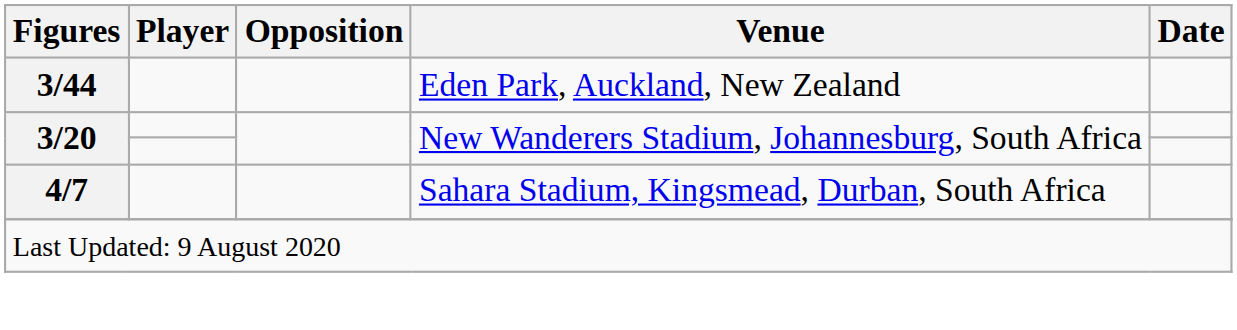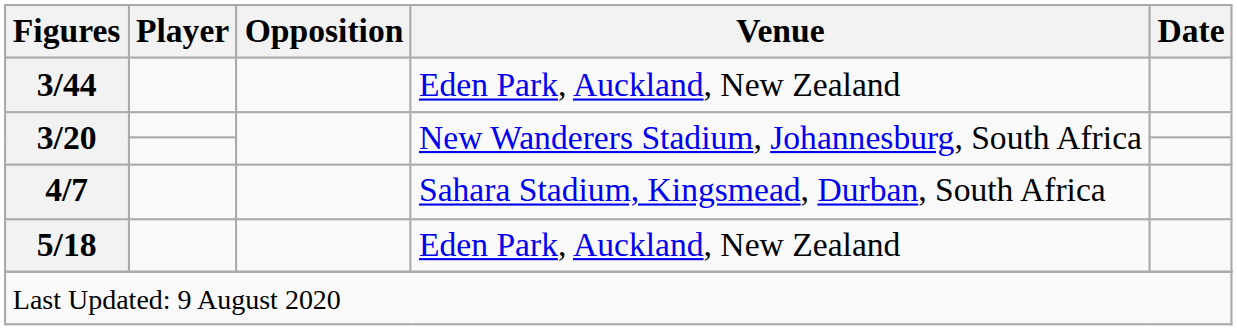+ row: (67, 244)
